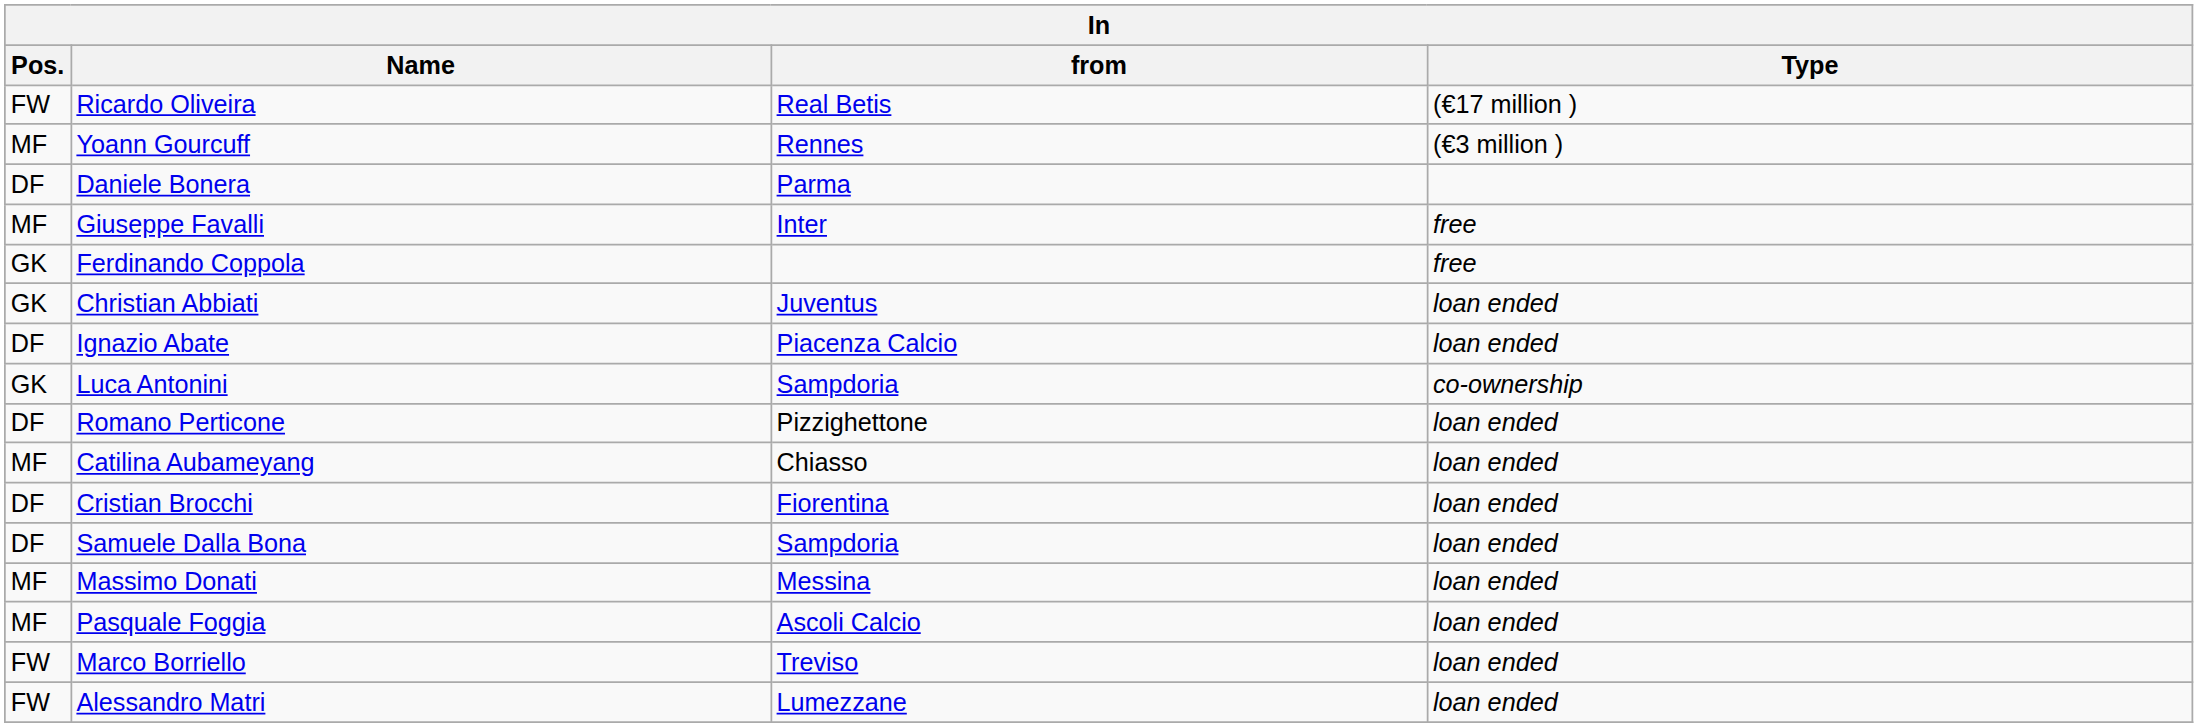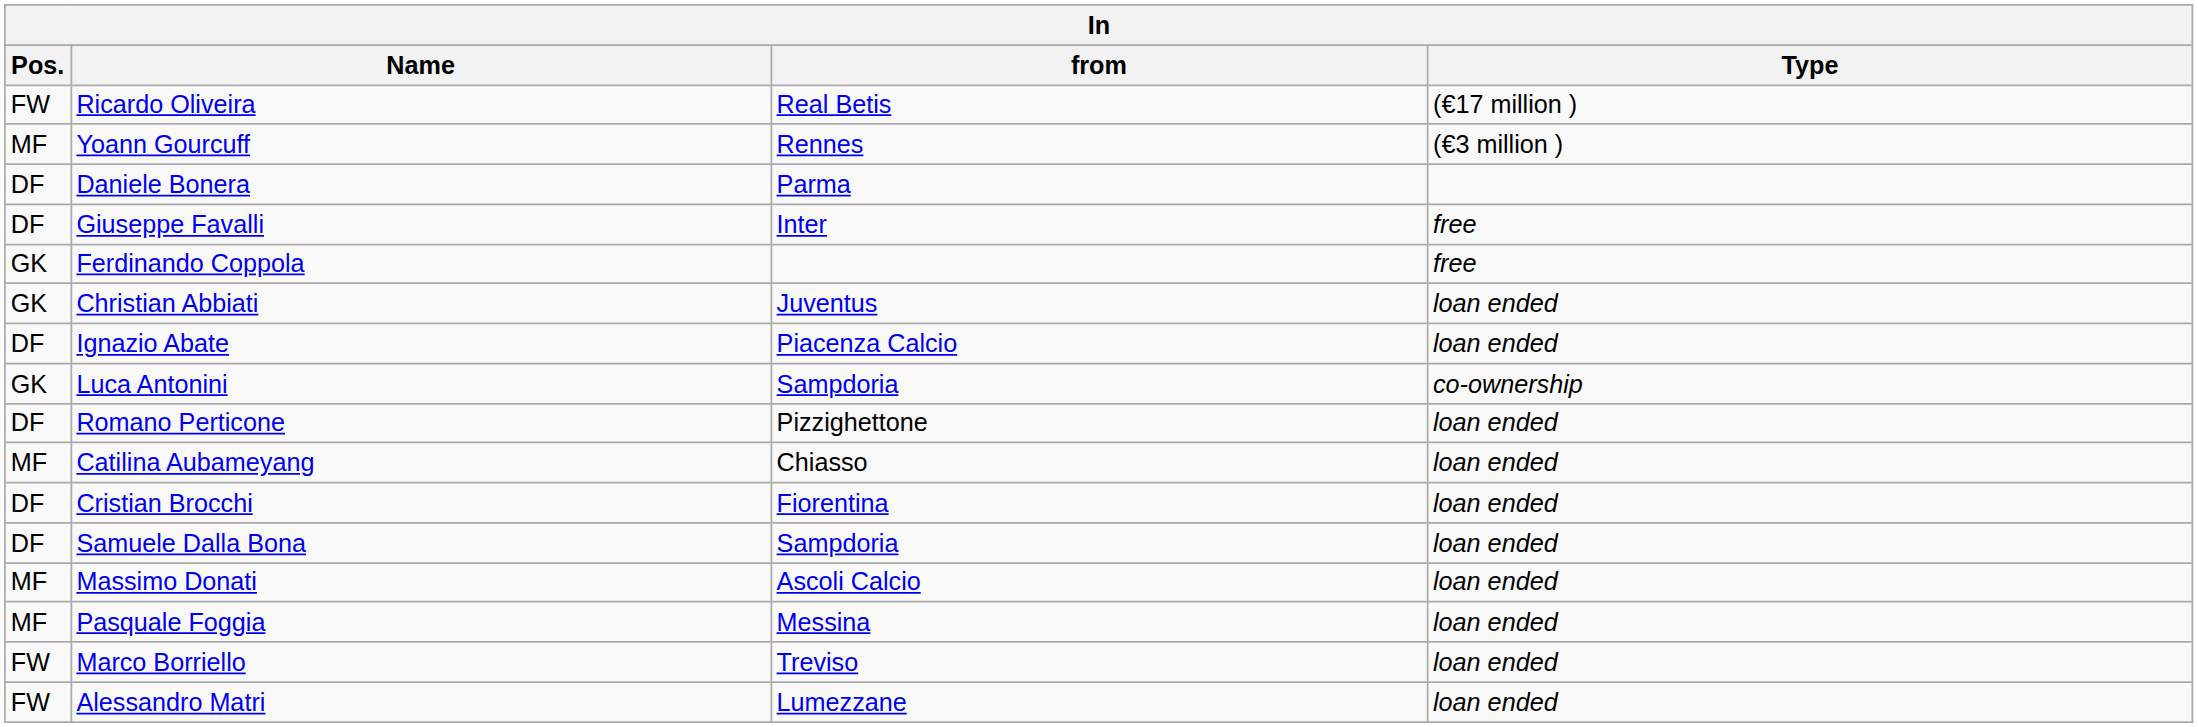(29, 224) MF -> (28, 224) DF
(823, 583) Messina -> (849, 583) Ascoli Calcio
(849, 622) Ascoli Calcio -> (823, 622) Messina
